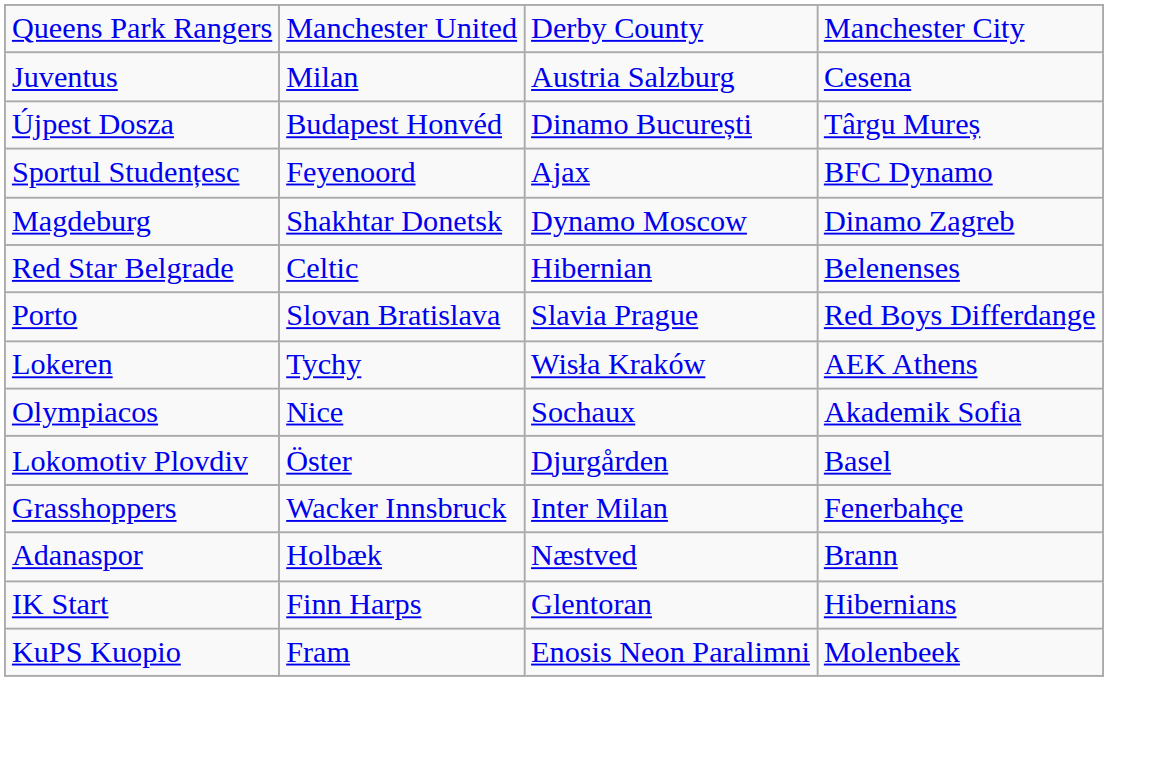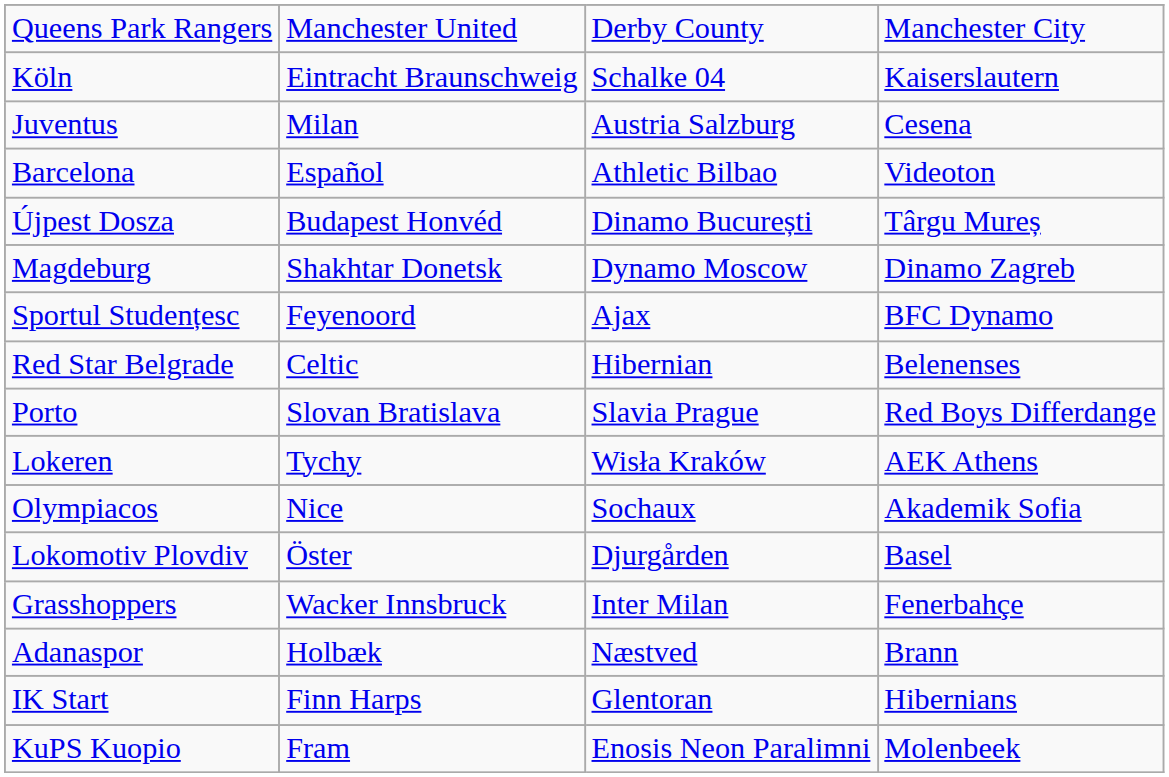+ row: (42, 76)
+ row: (73, 172)
rows swapped: (126, 172) <-> (81, 220)
